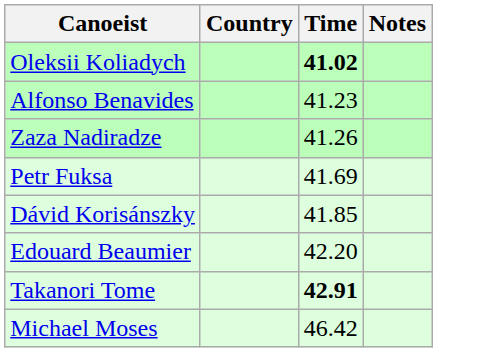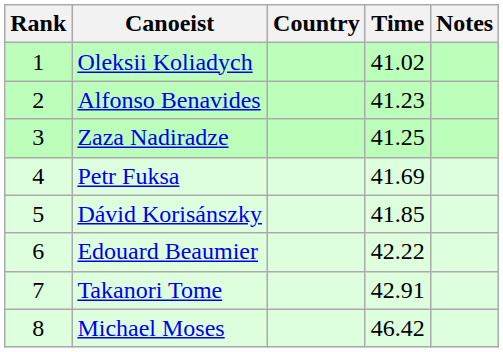+ column: (38, 23)
(331, 61) bold -> (398, 61) normal
(331, 137) 41.26 -> (398, 137) 41.25
(331, 251) 42.20 -> (398, 251) 42.22
(331, 289) bold -> (398, 289) normal
